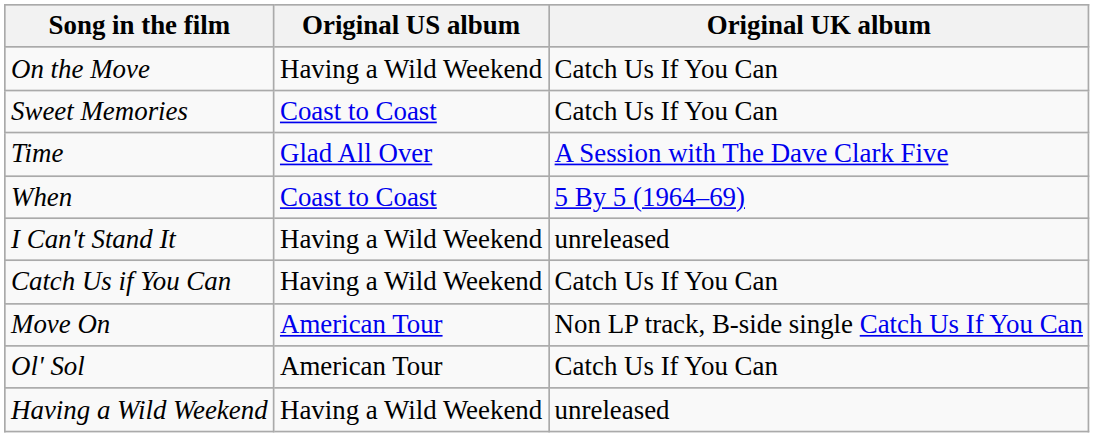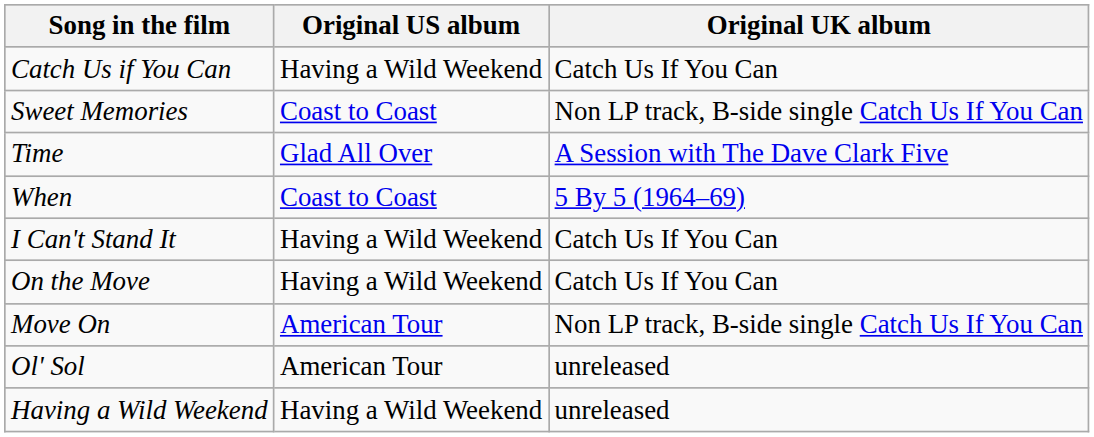rows swapped: (121, 281) <-> (80, 68)
(666, 111) Catch Us If You Can -> (819, 111) Non LP track, B-side single Catch Us If You Can
(612, 238) unreleased -> (666, 238) Catch Us If You Can
(666, 366) Catch Us If You Can -> (612, 366) unreleased
